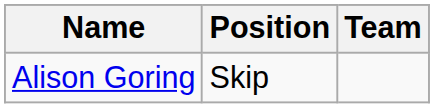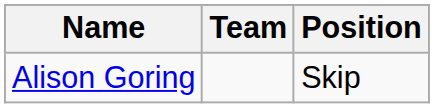columns swapped: (383, 28) <-> (270, 28)
